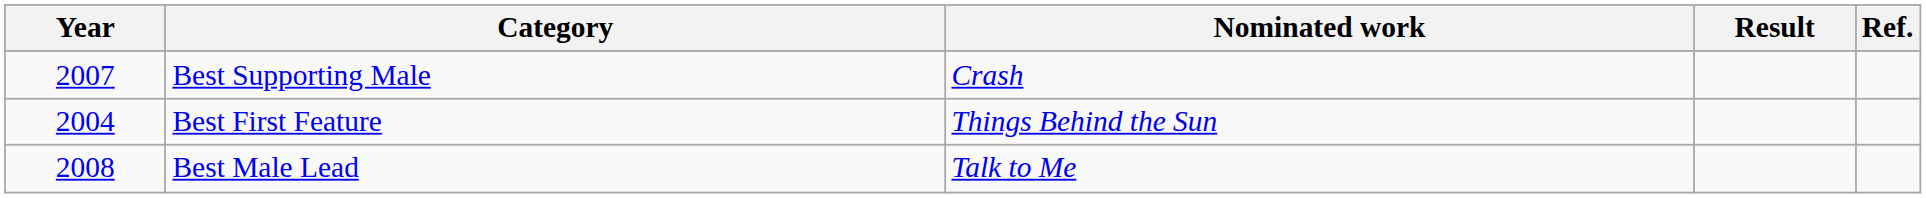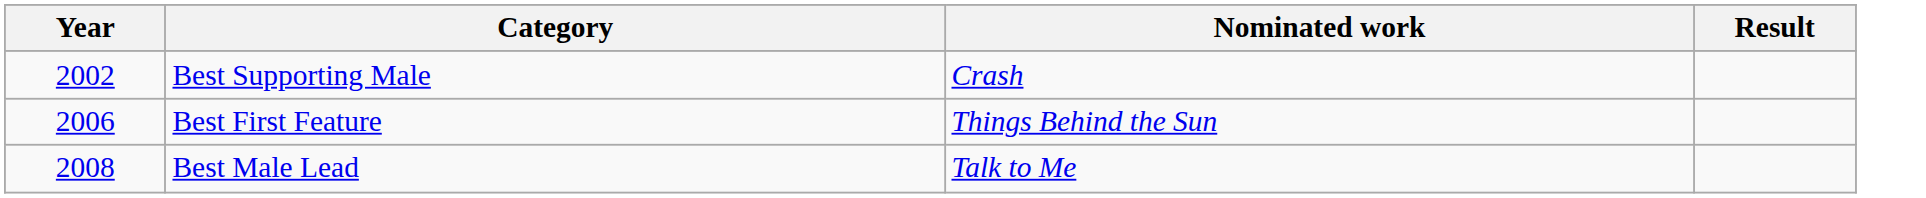- column: (1888, 27)
(85, 74) 2007 -> (85, 74) 2002
(85, 121) 2004 -> (85, 121) 2006
